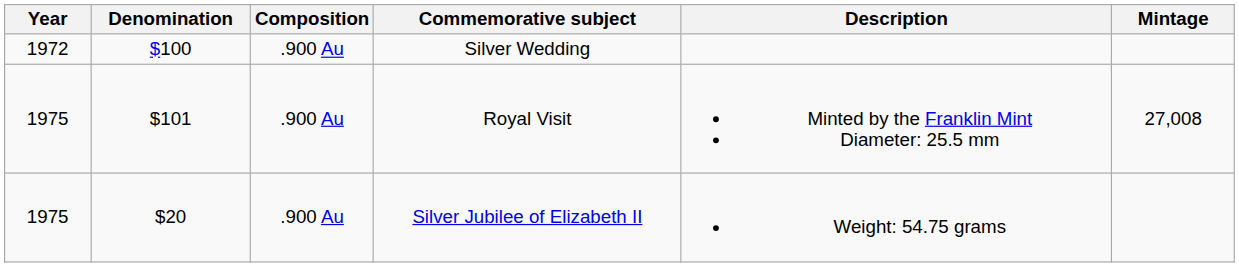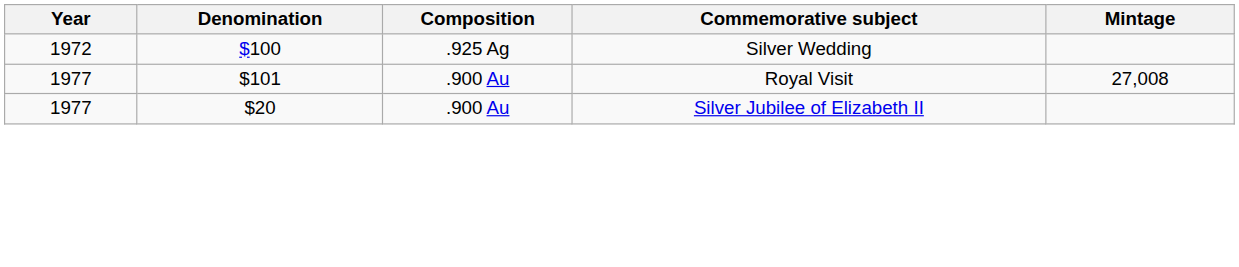- column: (896, 19)
(312, 49) .900 Au -> (478, 49) .925 Ag
(48, 118) 1975 -> (71, 78) 1977
(48, 217) 1975 -> (71, 108) 1977
